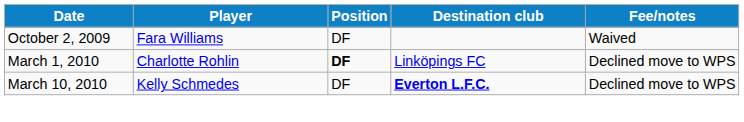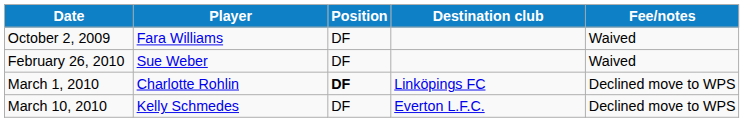+ row: (66, 61)
(442, 84) bold -> (439, 106) normal
